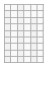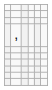+ row: (8, 35)
